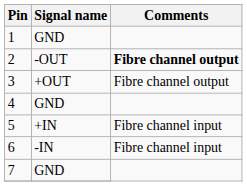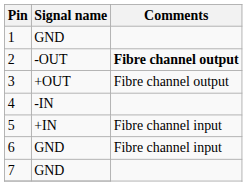(49, 103) GND -> (44, 103) -IN
(44, 147) -IN -> (49, 147) GND
